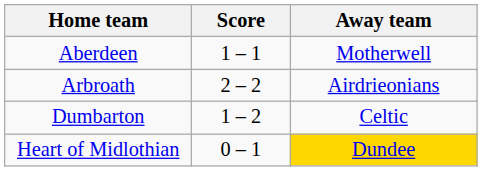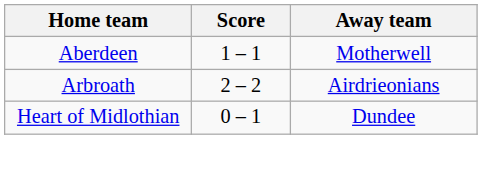- row: (98, 117)
(384, 149) gold background -> (384, 117) no background
